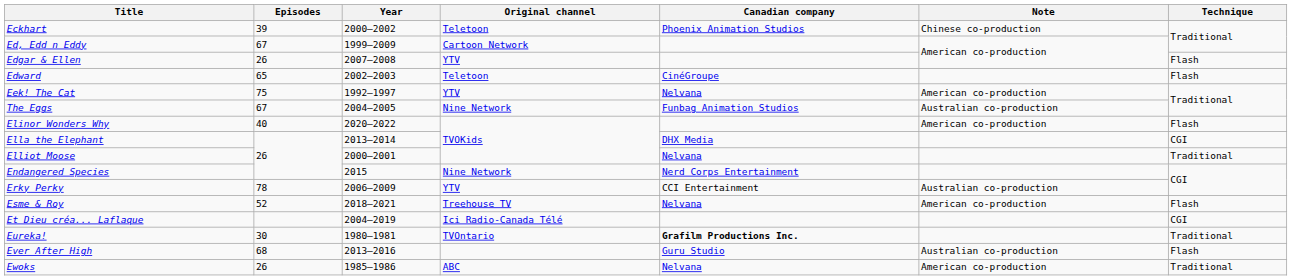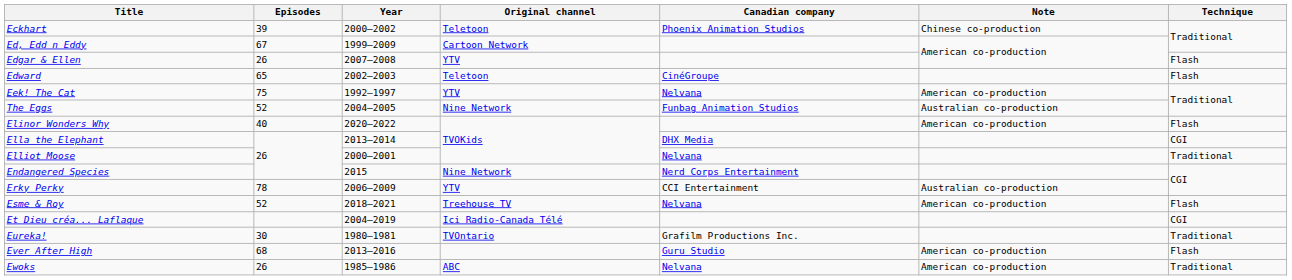(262, 108) 67 -> (262, 108) 52
(730, 235) bold -> (730, 235) normal
(990, 251) Australian co-production -> (984, 251) American co-production
